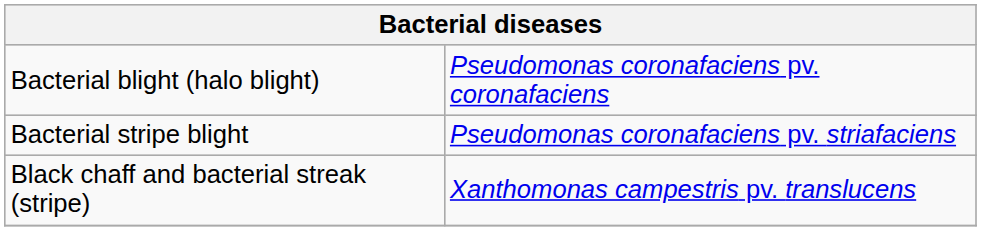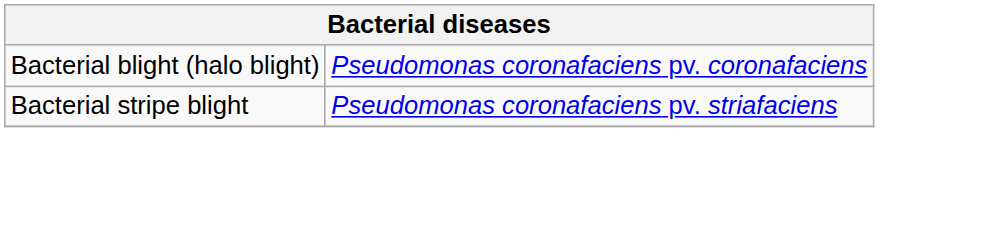- row: (188, 189)
